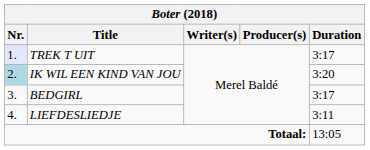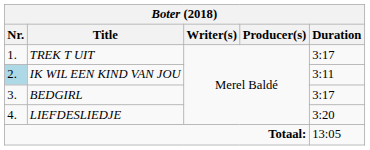(12, 54) lavender background -> (12, 54) no background
(323, 74) 3:20 -> (323, 74) 3:11
(323, 114) 3:11 -> (323, 114) 3:20
